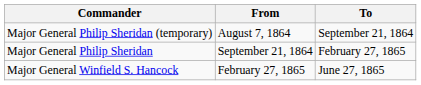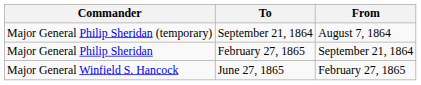columns swapped: (265, 13) <-> (366, 13)
